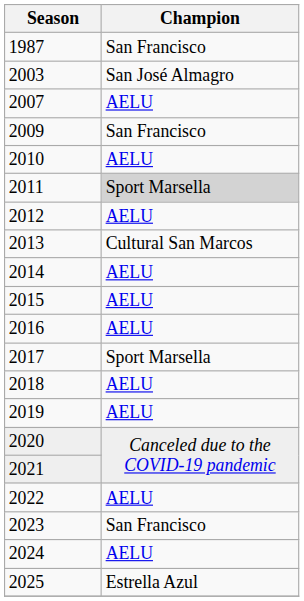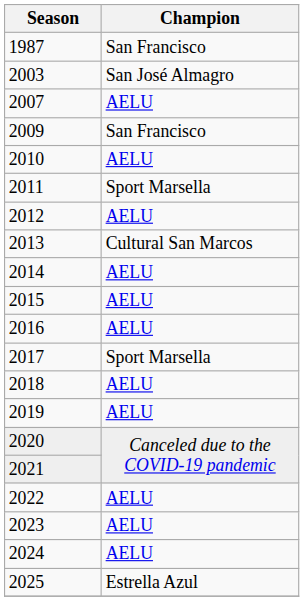(158, 187) lightgrey background -> (158, 187) no background
(156, 525) San Francisco -> (129, 525) AELU
